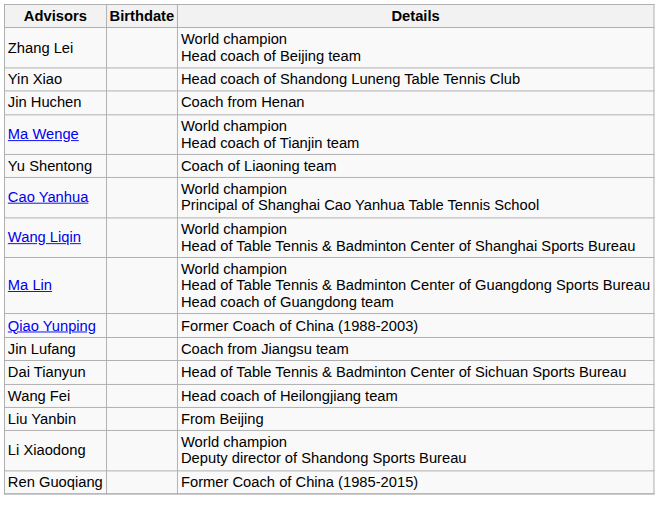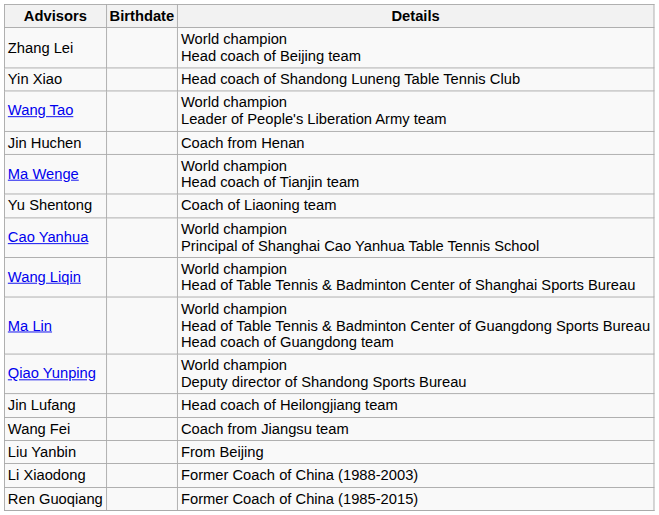+ row: (41, 111)
(300, 325) Former Coach of China (1988-2003) -> (324, 373) World champion Deputy director of Shandong Sports Bureau
(265, 348) Coach from Jiangsu team -> (289, 405) Head coach of Heilongjiang team
- row: (47, 372)
(289, 395) Head coach of Heilongjiang team -> (265, 428) Coach from Jiangsu team
(324, 450) World champion Deputy director of Shandong Sports Bureau -> (300, 475) Former Coach of China (1988-2003)
